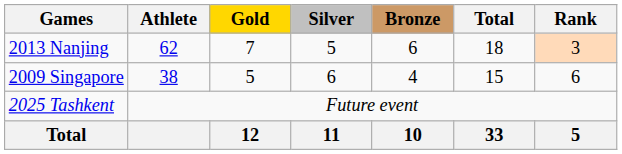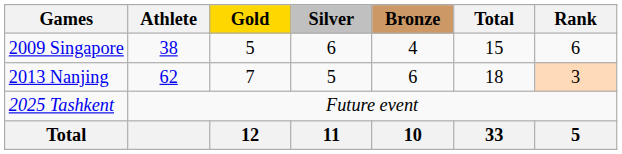rows swapped: (66, 76) <-> (59, 47)
